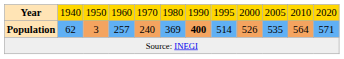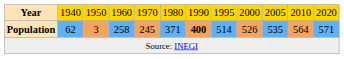(122, 29) 257 -> (122, 29) 258
(147, 29) 240 -> (147, 29) 245
(173, 29) 369 -> (173, 29) 371
